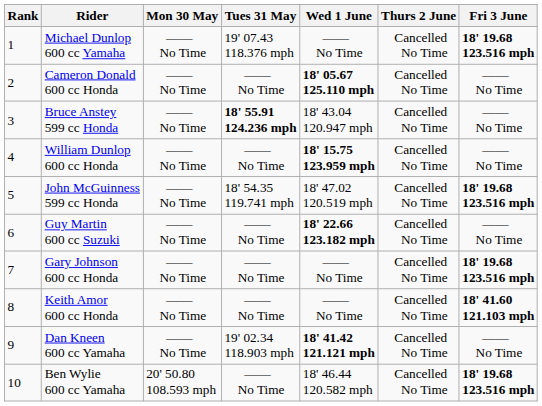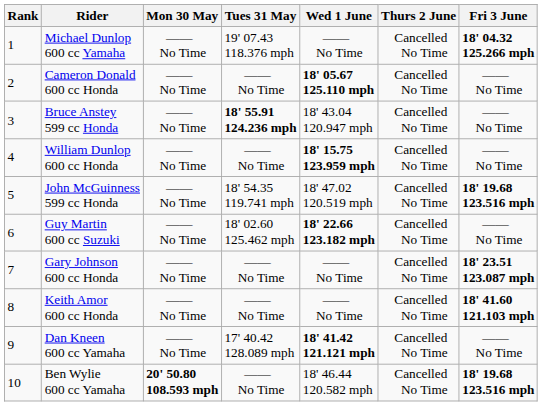(498, 45) 18' 19.68 123.516 mph -> (498, 45) 18' 04.32 125.266 mph
(254, 232) —— No Time -> (259, 232) 18' 02.60 125.462 mph
(498, 270) 18' 19.68 123.516 mph -> (498, 270) 18' 23.51 123.087 mph
(259, 345) 19' 02.34 118.903 mph -> (259, 345) 17' 40.42 128.089 mph
(181, 382) normal -> (182, 382) bold
